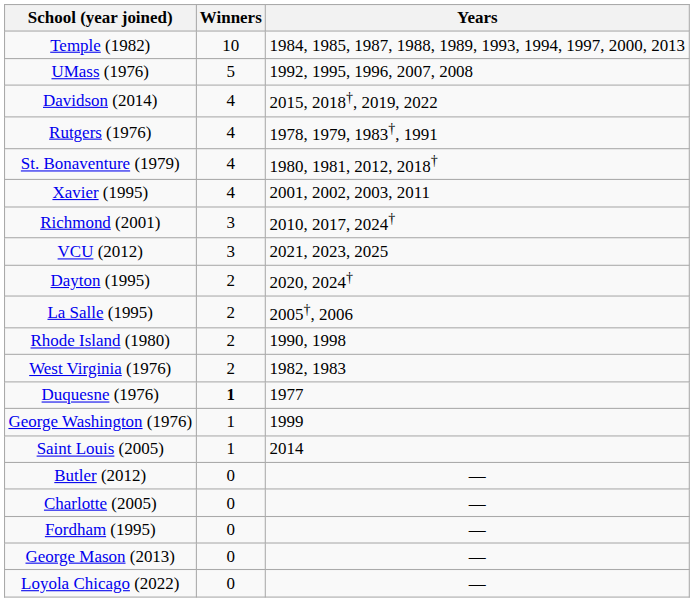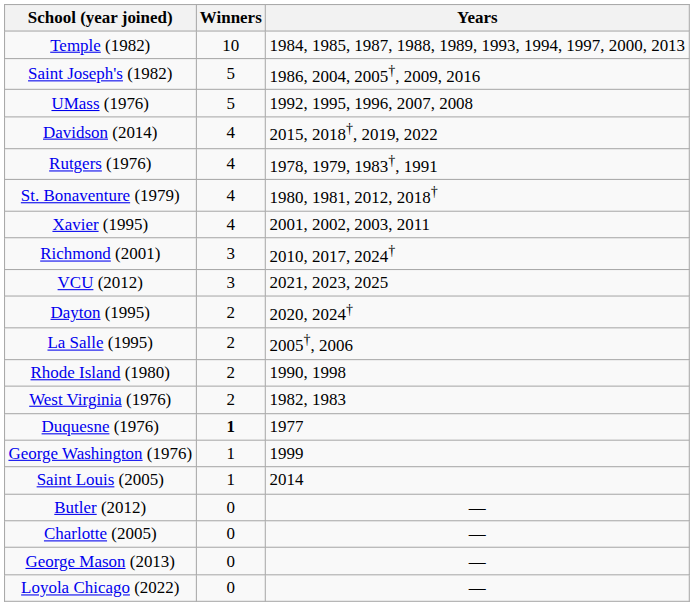+ row: (100, 74)
- row: (100, 529)
